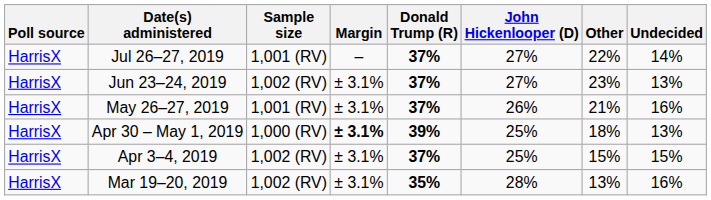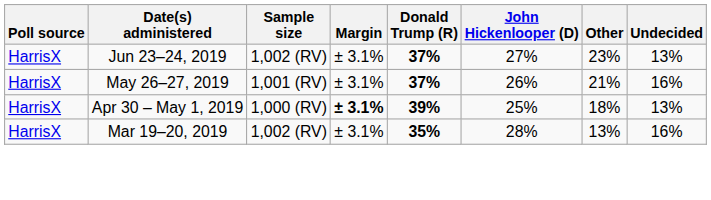- row: (168, 57)
- row: (168, 157)
